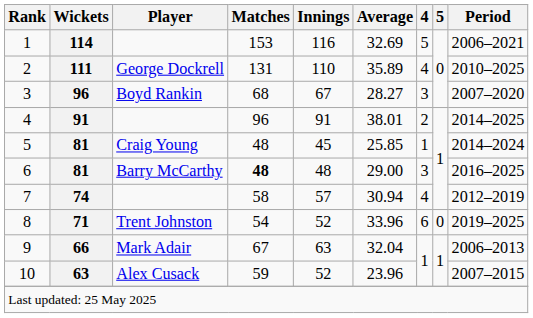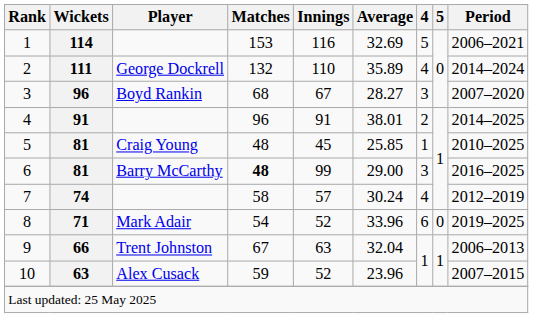(261, 68) 131 -> (261, 68) 132
(488, 68) 2010–2025 -> (488, 68) 2014–2024
(488, 145) 2014–2024 -> (488, 145) 2010–2025
(323, 171) 48 -> (323, 171) 99
(385, 196) 30.94 -> (385, 196) 30.24
(164, 222) Trent Johnston -> (154, 222) Mark Adair
(154, 247) Mark Adair -> (164, 247) Trent Johnston
